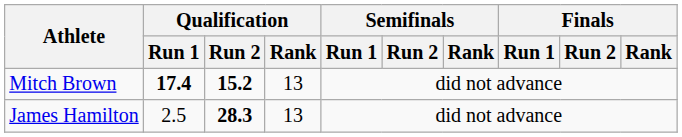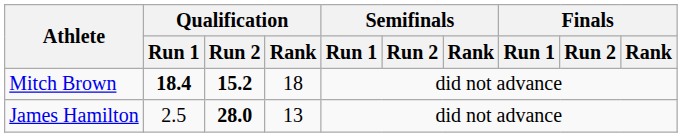(174, 83) 17.4 -> (174, 83) 18.4
(293, 83) 13 -> (293, 83) 18
(235, 115) 28.3 -> (235, 115) 28.0
